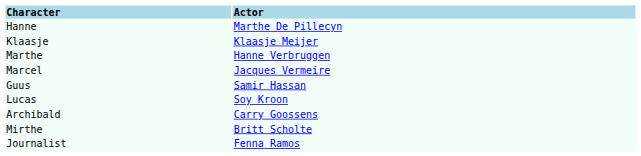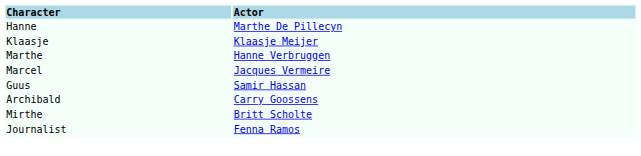- row: (21, 100)
